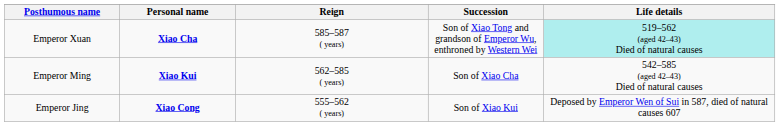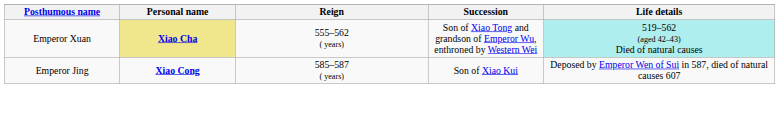(178, 38) no background -> (178, 38) khaki background
(332, 38) 585–587 ( years) -> (332, 38) 555–562 ( years)
- row: (62, 76)
(332, 108) 555–562 ( years) -> (332, 70) 585–587 ( years)
